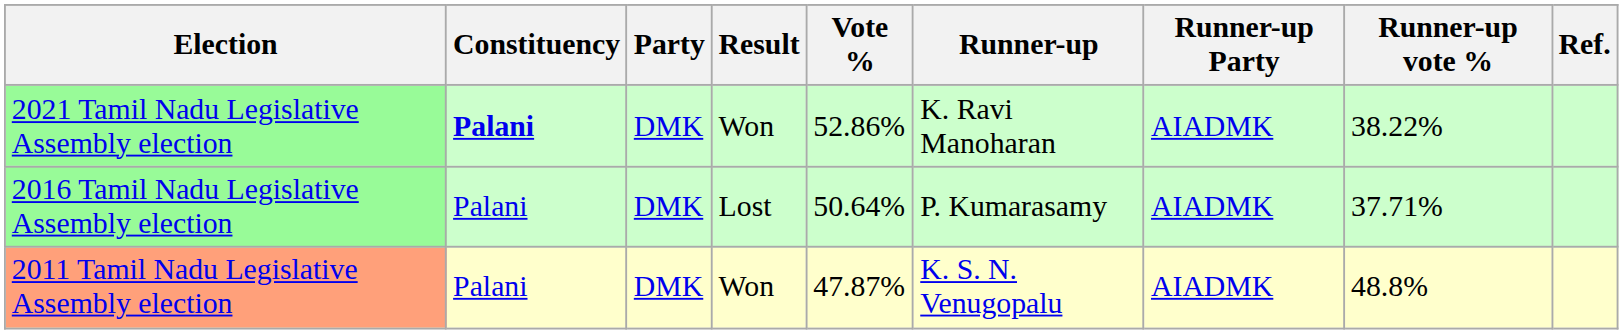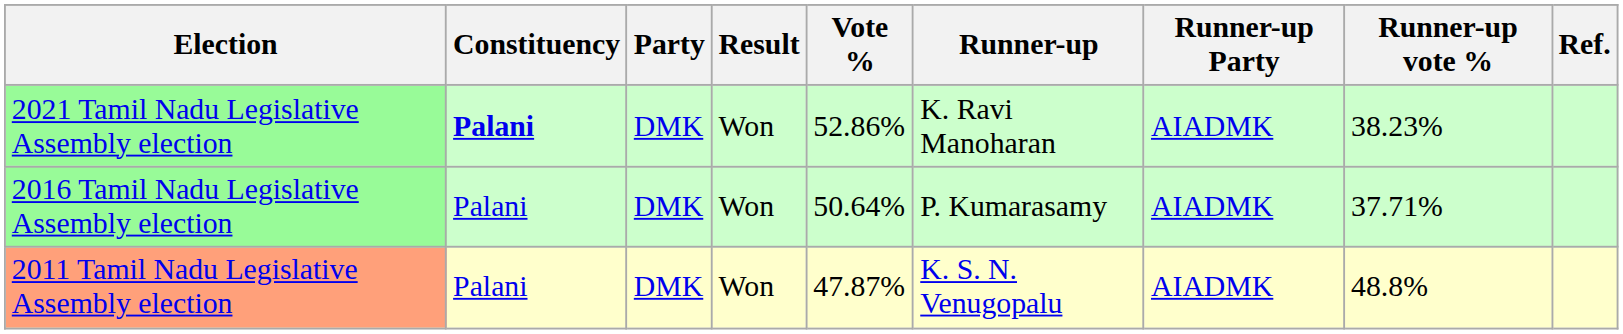(1397, 125) 38.22% -> (1397, 125) 38.23%
(745, 206) Lost -> (746, 206) Won
